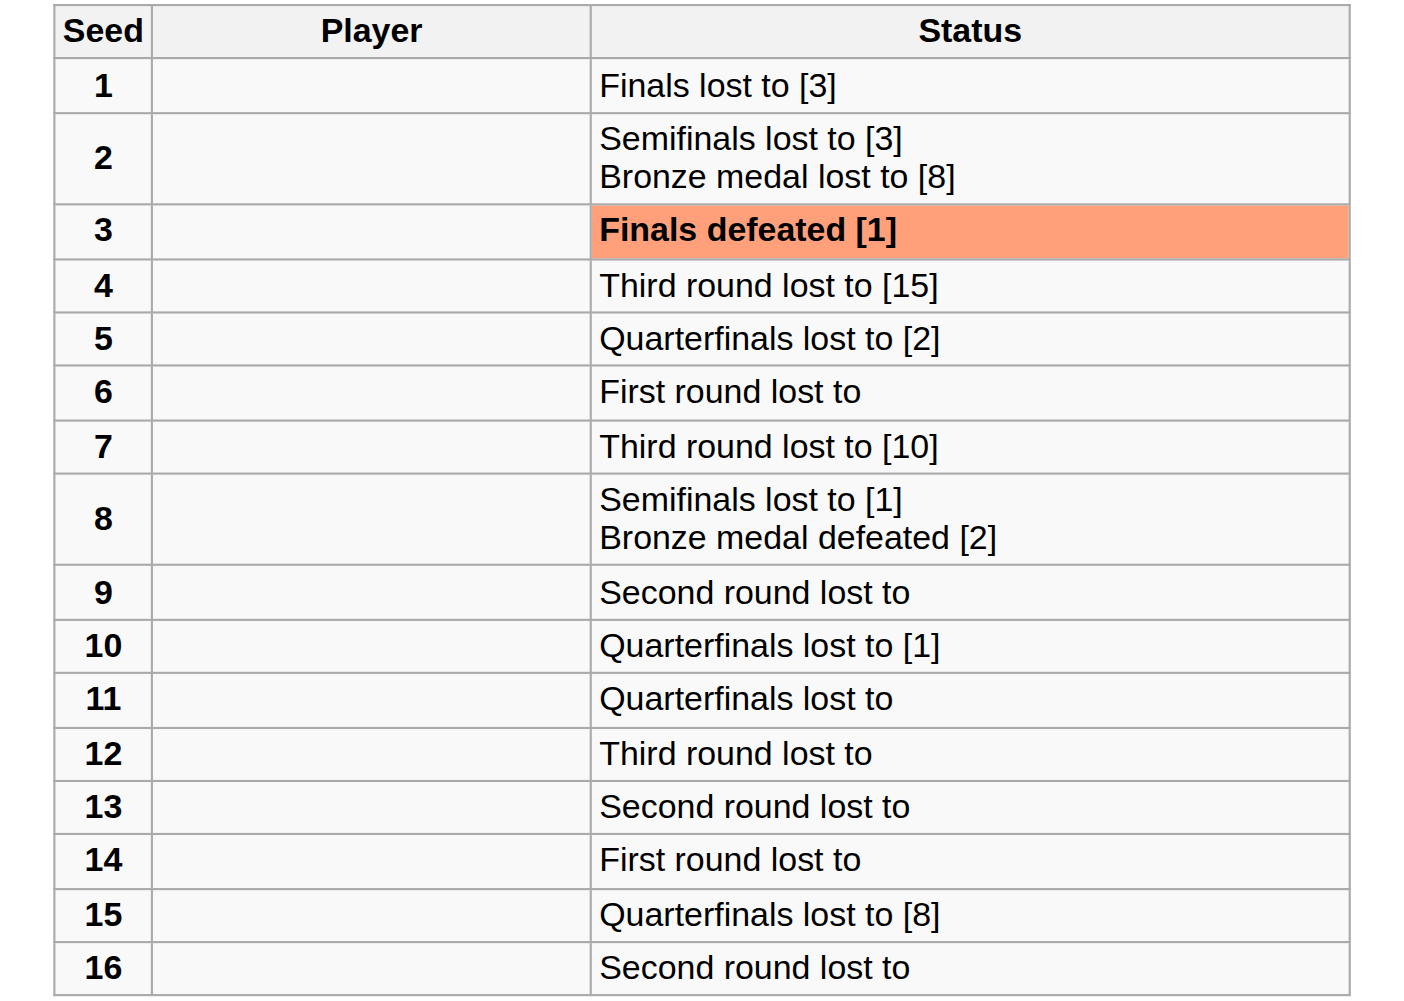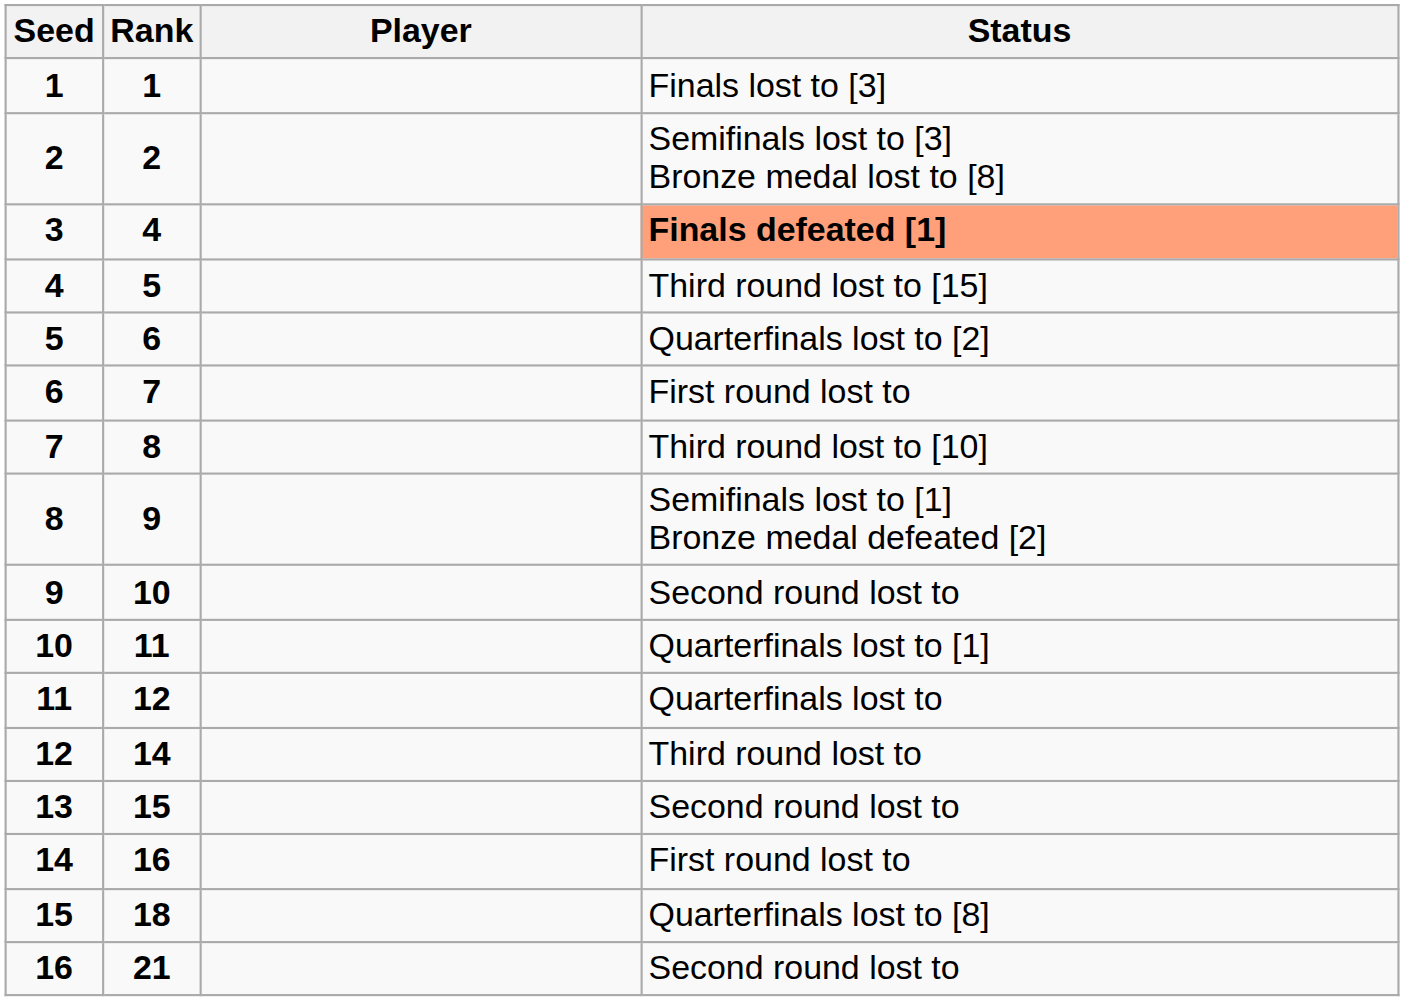+ column: (152, 31)
